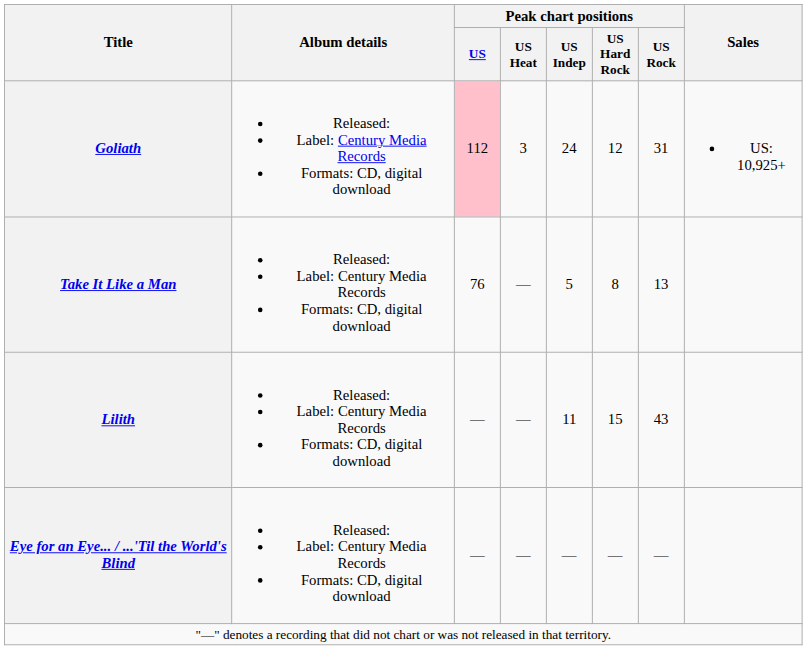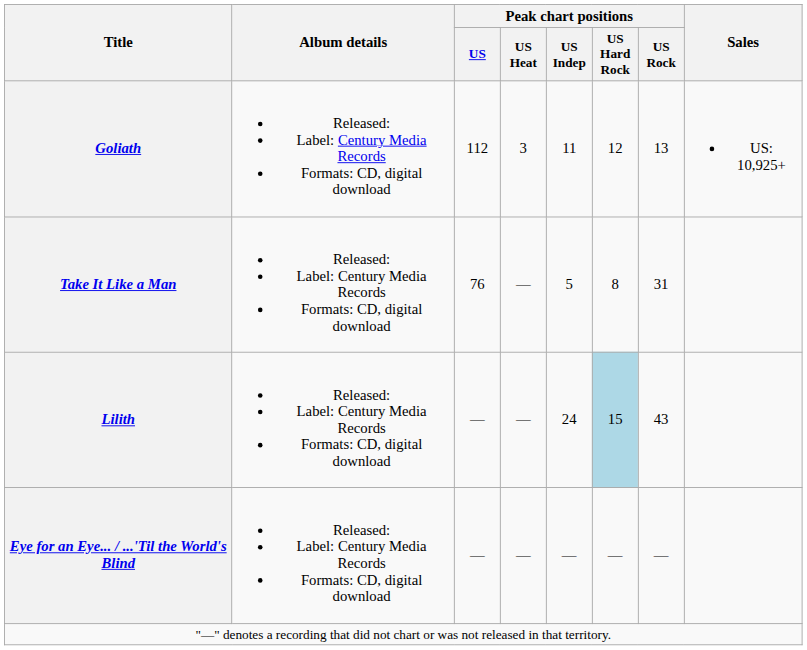(477, 148) pink background -> (477, 148) no background
(569, 148) 24 -> (569, 148) 11
(661, 148) 31 -> (661, 148) 13
(661, 284) 13 -> (661, 284) 31
(569, 419) 11 -> (569, 419) 24
(615, 419) no background -> (615, 419) lightblue background
